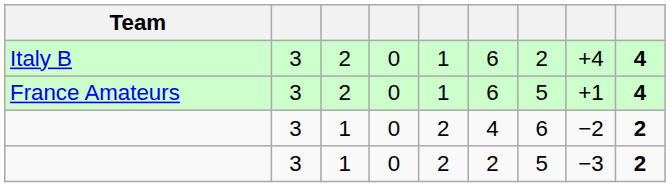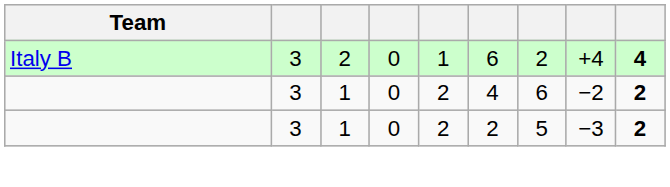- row: (95, 93)
